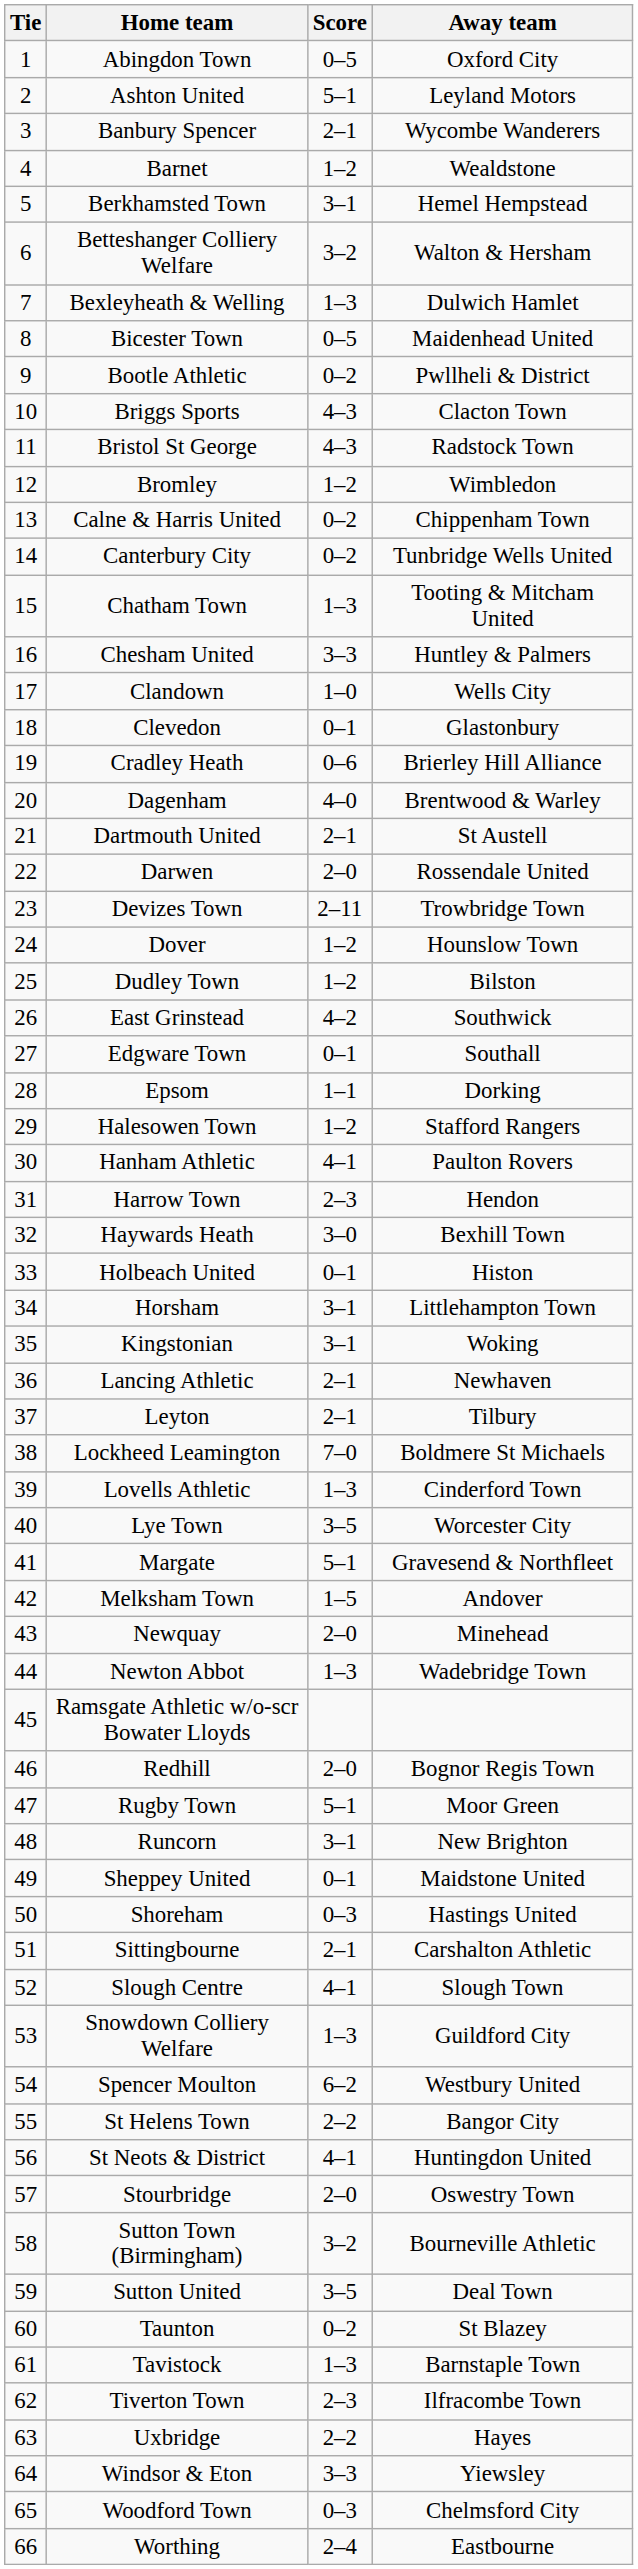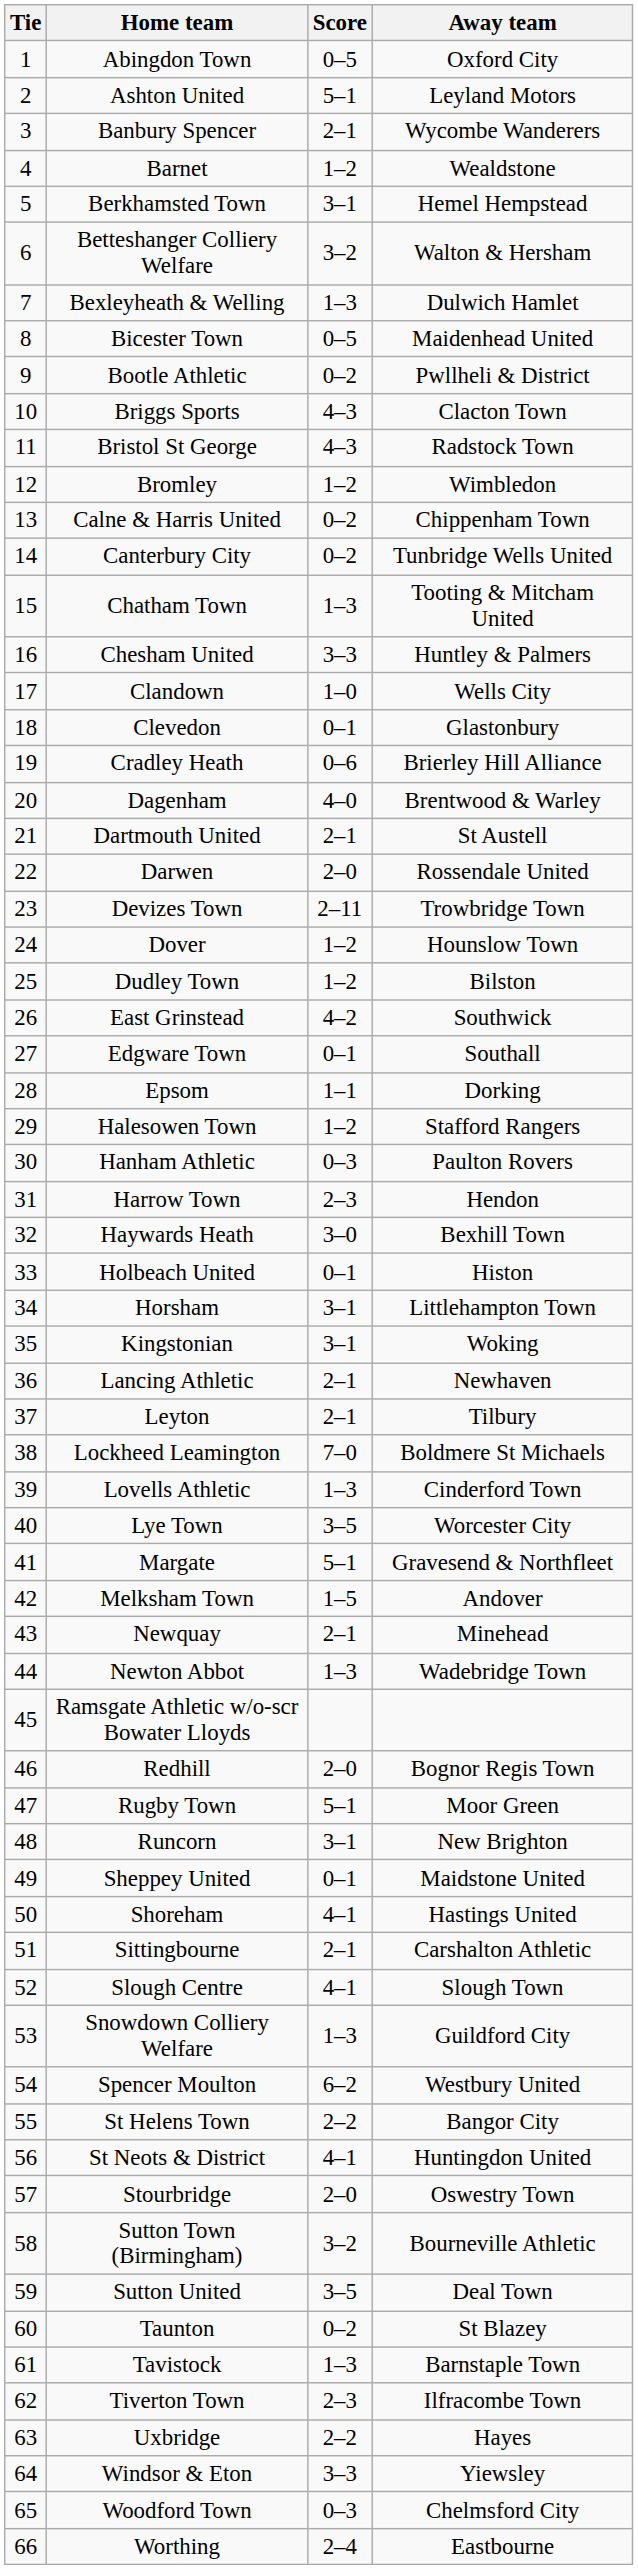(340, 1162) 4–1 -> (340, 1162) 0–3
(340, 1634) 2–0 -> (340, 1634) 2–1
(340, 1914) 0–3 -> (340, 1914) 4–1
